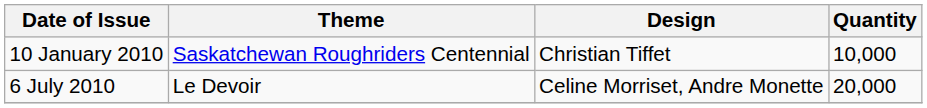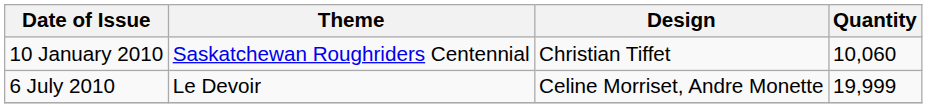(865, 53) 10,000 -> (865, 53) 10,060
(865, 86) 20,000 -> (865, 86) 19,999
